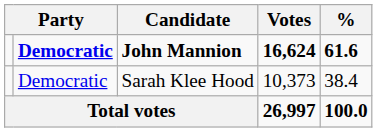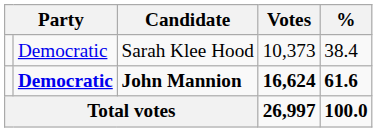rows swapped: (182, 50) <-> (188, 80)
